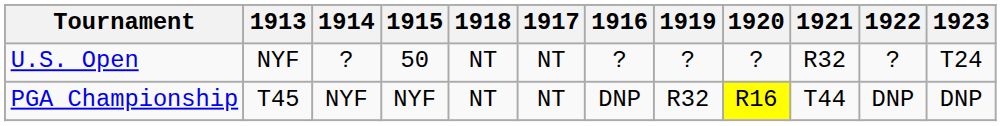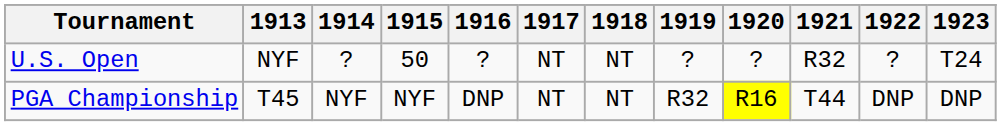columns swapped: (620, 24) <-> (483, 24)
